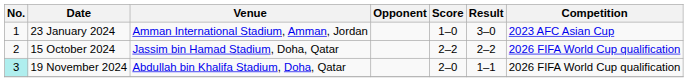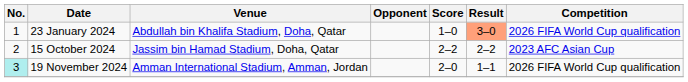(250, 31) Amman International Stadium, Amman, Jordan -> (239, 31) Abdullah bin Khalifa Stadium, Doha, Qatar
(486, 31) no background -> (486, 31) lightsalmon background
(562, 31) 2023 AFC Asian Cup -> (595, 31) 2026 FIFA World Cup qualification
(595, 49) 2026 FIFA World Cup qualification -> (562, 49) 2023 AFC Asian Cup
(239, 67) Abdullah bin Khalifa Stadium, Doha, Qatar -> (250, 67) Amman International Stadium, Amman, Jordan
